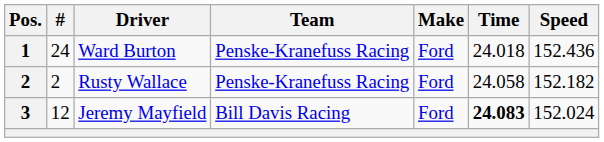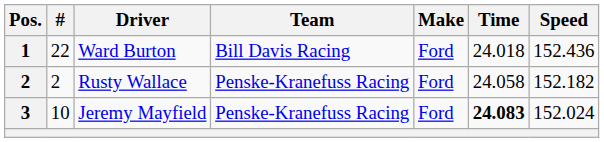(60, 51) 24 -> (60, 51) 22
(312, 51) Penske-Kranefuss Racing -> (283, 51) Bill Davis Racing
(60, 113) 12 -> (60, 113) 10
(283, 113) Bill Davis Racing -> (312, 113) Penske-Kranefuss Racing
